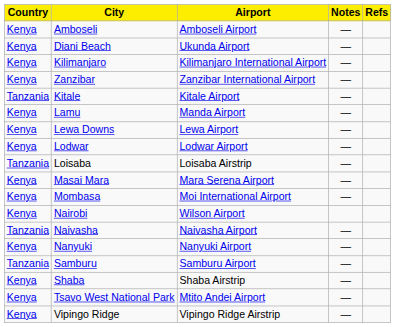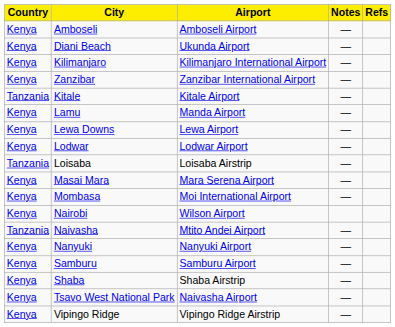(218, 230) Naivasha Airport -> (222, 230) Mtito Andei Airport
(28, 264) Tanzania -> (22, 264) Kenya
(222, 297) Mtito Andei Airport -> (218, 297) Naivasha Airport
